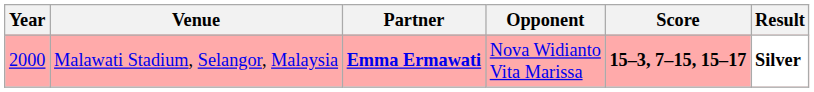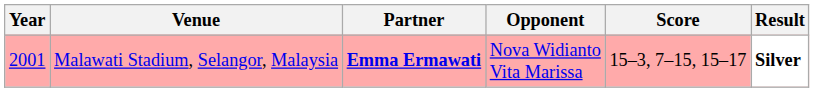(27, 60) 2000 -> (27, 60) 2001
(678, 60) bold -> (678, 60) normal
